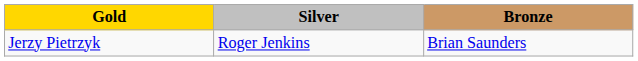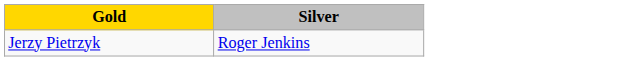- column: (528, 17)
